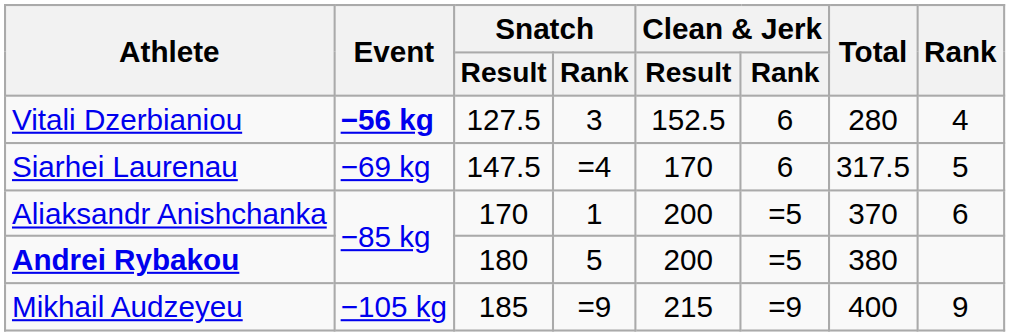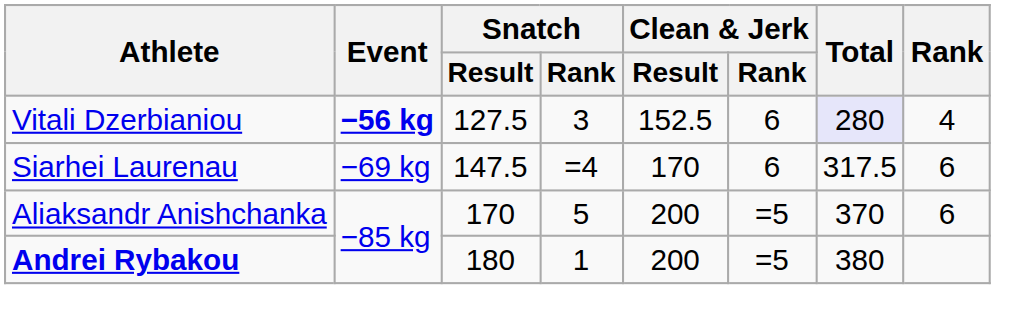(873, 120) no background -> (860, 120) lavender background
(960, 167) 5 -> (947, 167) 6
(594, 214) 1 -> (581, 214) 5
(594, 261) 5 -> (581, 261) 1
- row: (127, 307)
